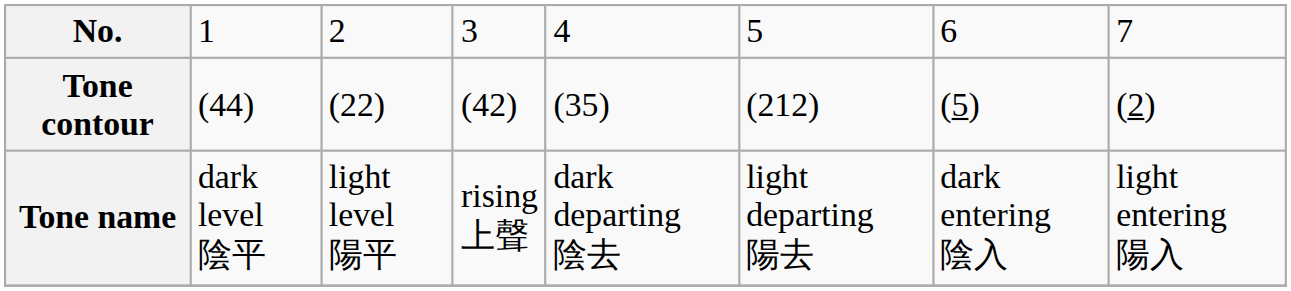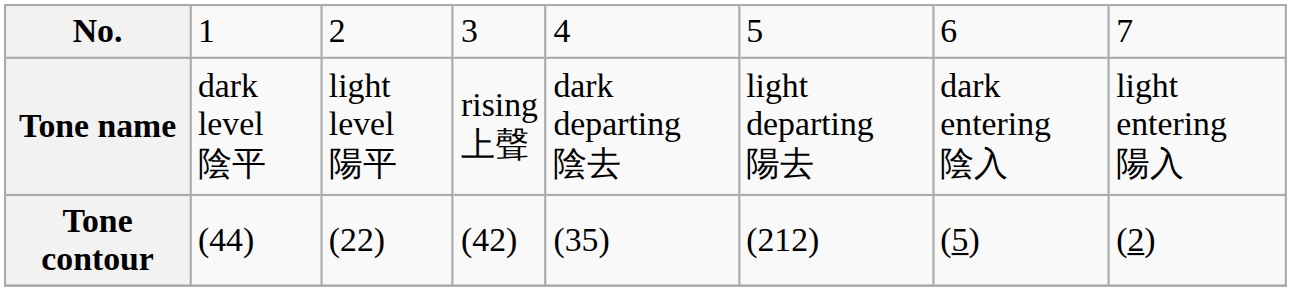rows swapped: (98, 217) <-> (98, 103)
